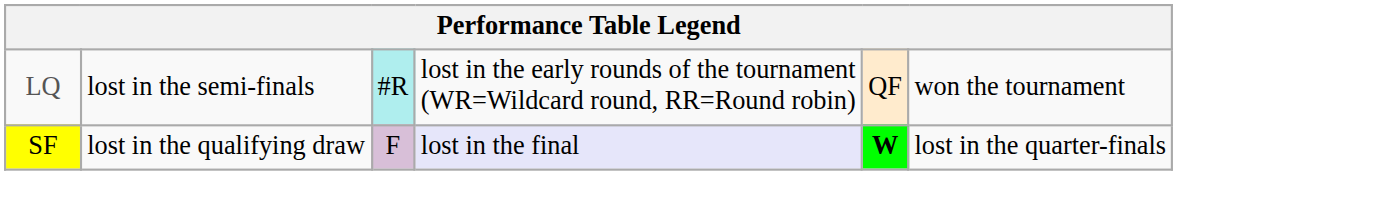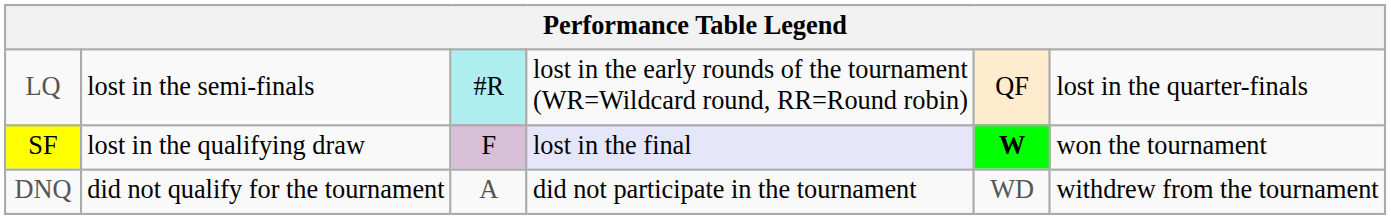(1020, 87) won the tournament -> (1182, 87) lost in the quarter-finals
(1040, 147) lost in the quarter-finals -> (1162, 147) won the tournament
+ row: (43, 191)
